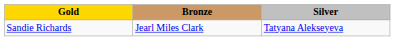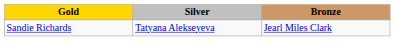columns swapped: (326, 12) <-> (197, 12)
